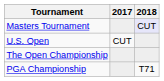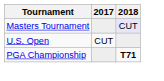- row: (57, 55)
(147, 69) normal -> (128, 55) bold
